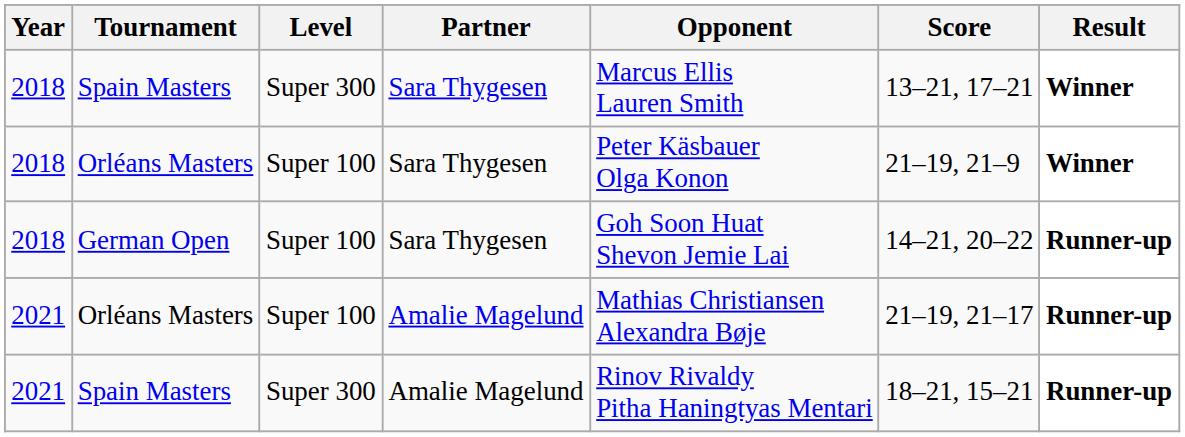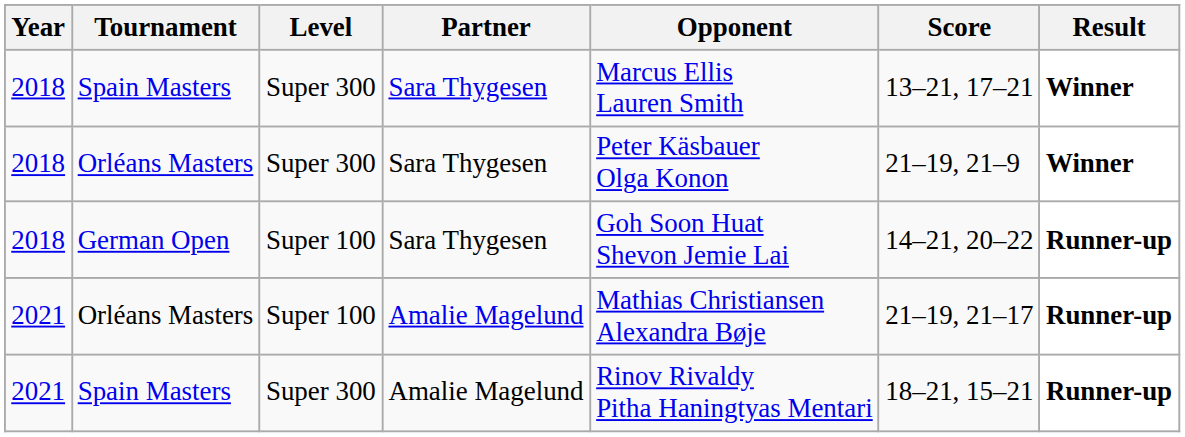(321, 163) Super 100 -> (321, 163) Super 300
